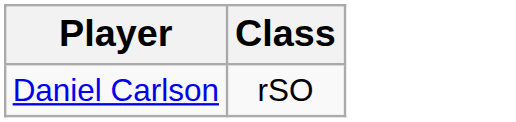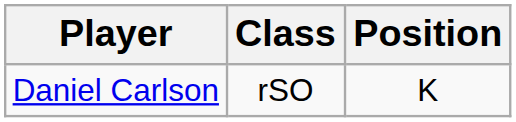+ column: (428, 34)
